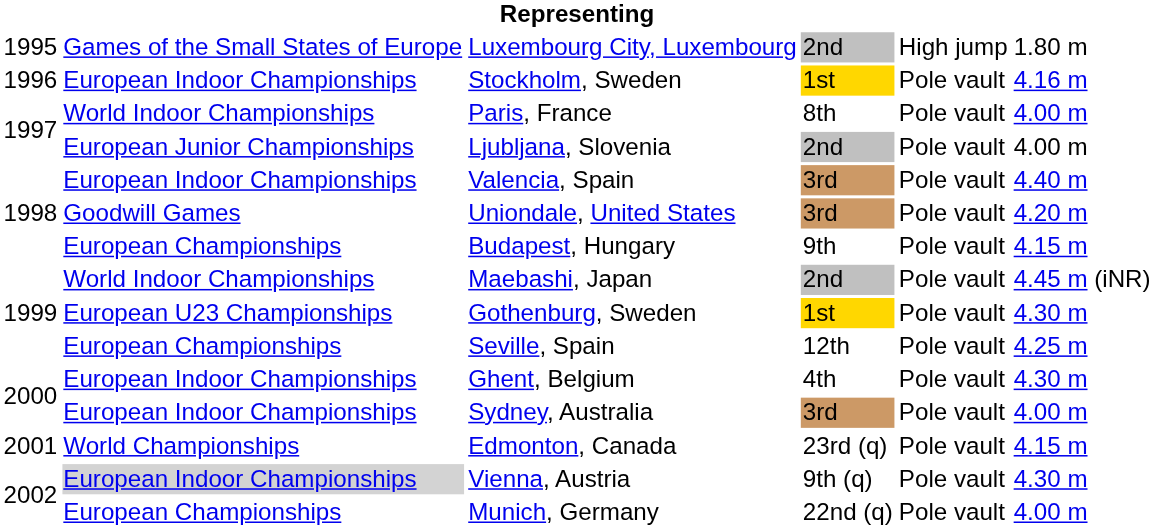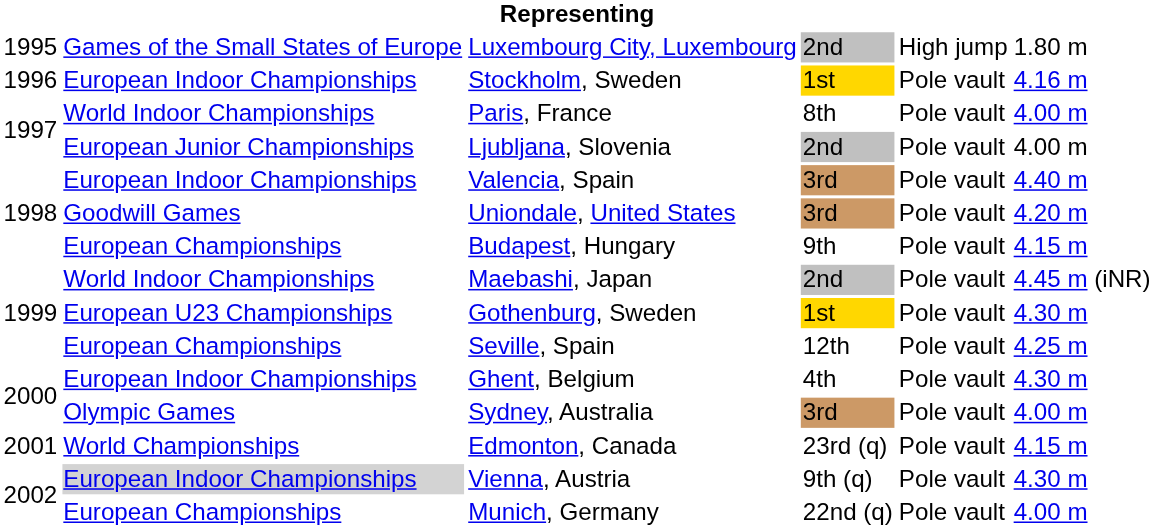(240, 412) European Indoor Championships -> (149, 412) Olympic Games
